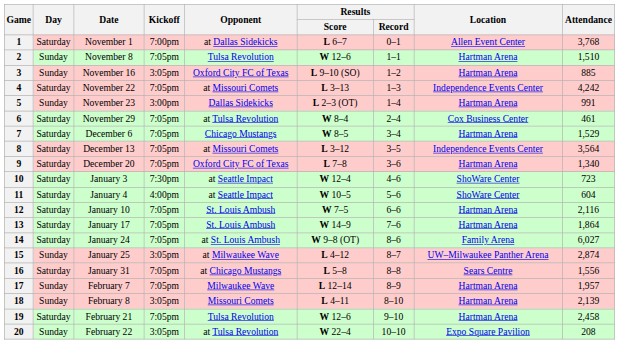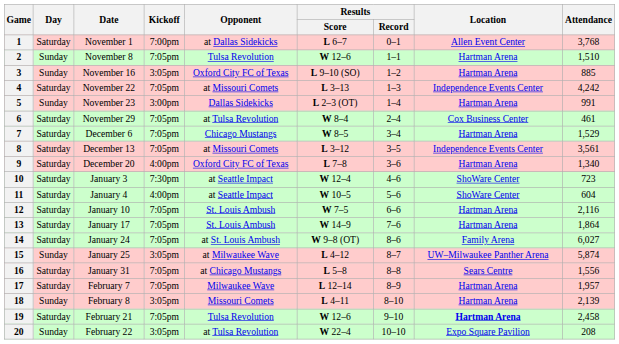(588, 149) 3,564 -> (588, 149) 3,561
(164, 164) 7:05pm -> (164, 164) 4:00pm
(588, 255) 2,874 -> (588, 255) 5,874
(53, 286) Sunday -> (53, 286) Saturday
(488, 316) normal -> (488, 316) bold
